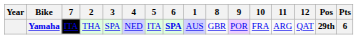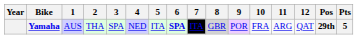columns swapped: (195, 12) <-> (71, 12)
(217, 26) no background -> (217, 26) lightgrey background
(345, 26) 6 -> (345, 26) 5
